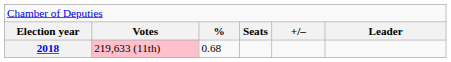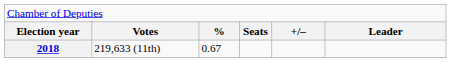(127, 48) pink background -> (127, 48) no background
(211, 48) 0.68 -> (211, 48) 0.67
